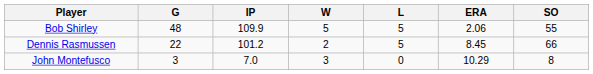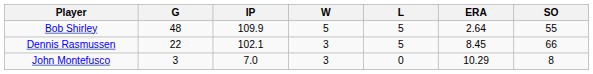(476, 28) 2.06 -> (476, 28) 2.64
(251, 45) 101.2 -> (251, 45) 102.1
(326, 45) 2 -> (326, 45) 3
